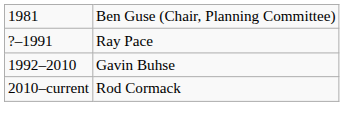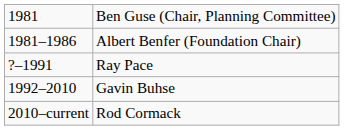+ row: (198, 40)
